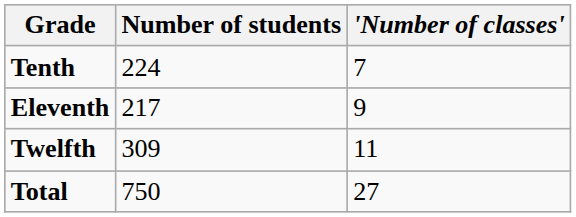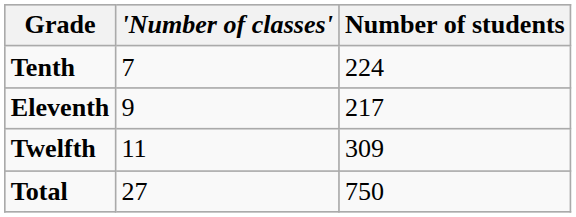columns swapped: (459, 25) <-> (231, 25)
